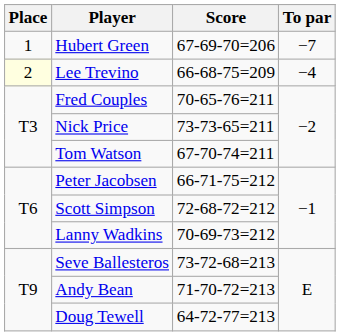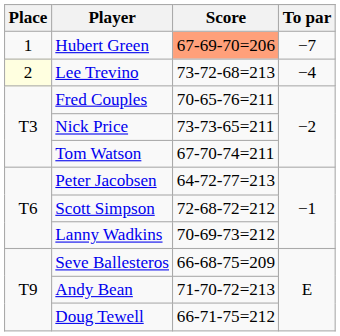(226, 45) no background -> (226, 45) lightsalmon background
(226, 72) 66-68-75=209 -> (226, 72) 73-72-68=213
(226, 180) 66-71-75=212 -> (226, 180) 64-72-77=213
(226, 262) 73-72-68=213 -> (226, 262) 66-68-75=209
(226, 316) 64-72-77=213 -> (226, 316) 66-71-75=212
